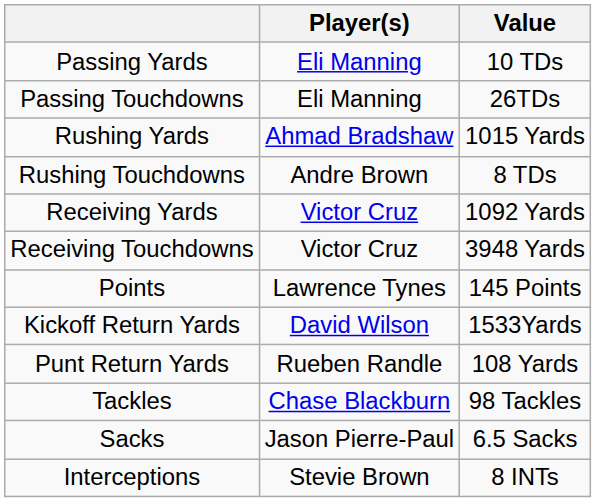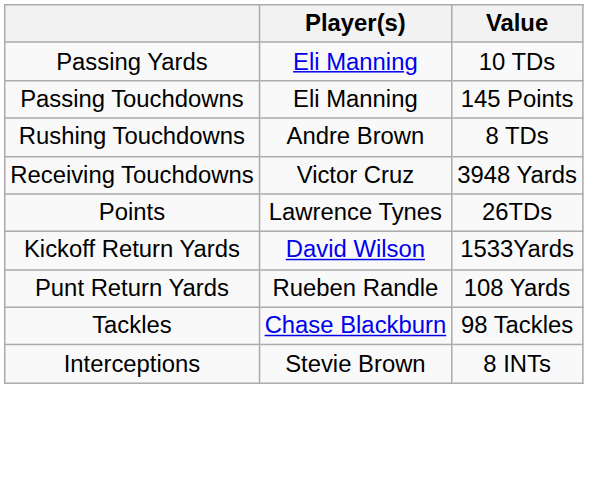(525, 99) 26TDs -> (517, 99) 145 Points
- row: (132, 136)
- row: (132, 212)
(525, 288) 145 Points -> (517, 212) 26TDs
- row: (132, 439)
